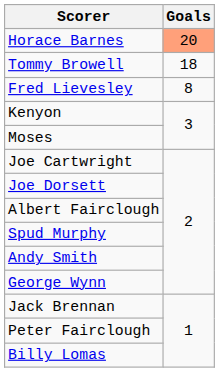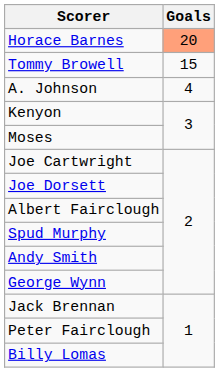(189, 65) 18 -> (189, 65) 15
- row: (70, 89)
+ row: (53, 89)
